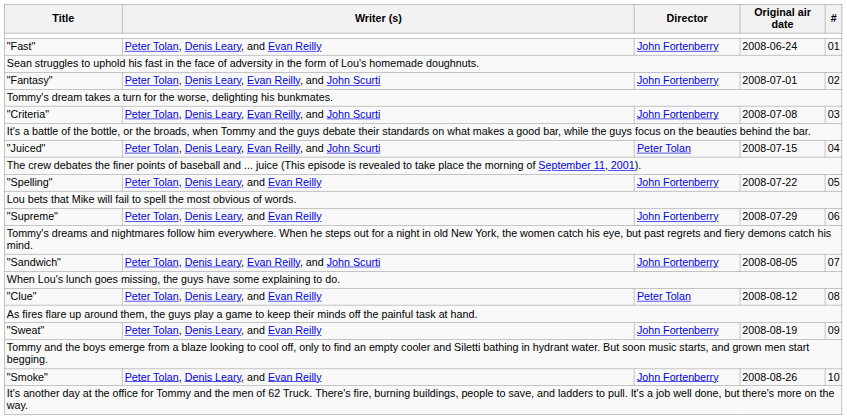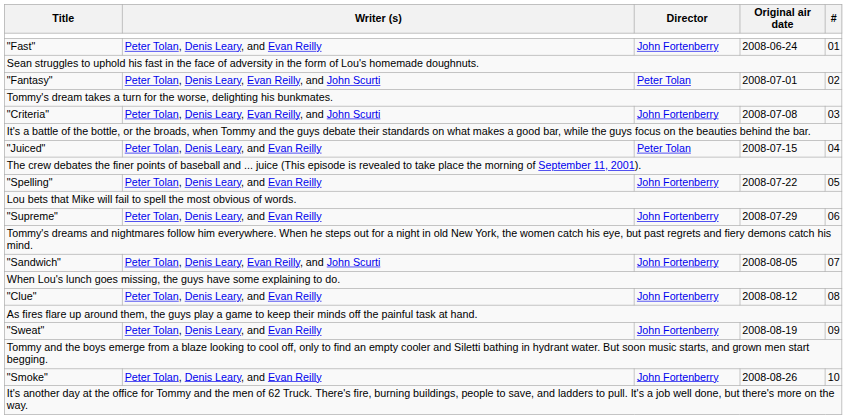(678, 81) John Fortenberry -> (664, 81) Peter Tolan
(253, 149) Peter Tolan, Denis Leary, Evan Reilly, and John Scurti -> (223, 149) Peter Tolan, Denis Leary, and Evan Reilly
(664, 297) Peter Tolan -> (678, 297) John Fortenberry
